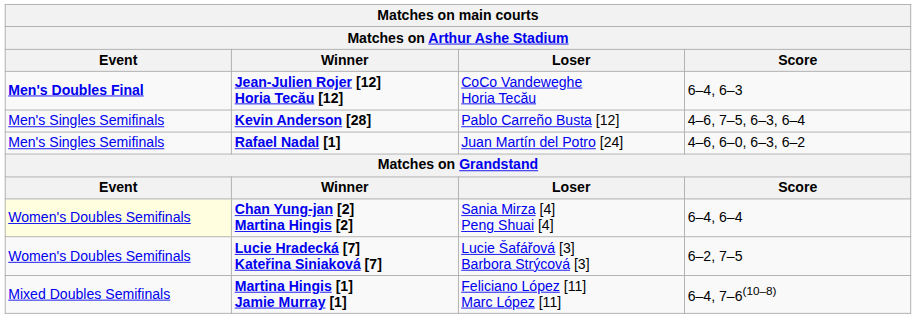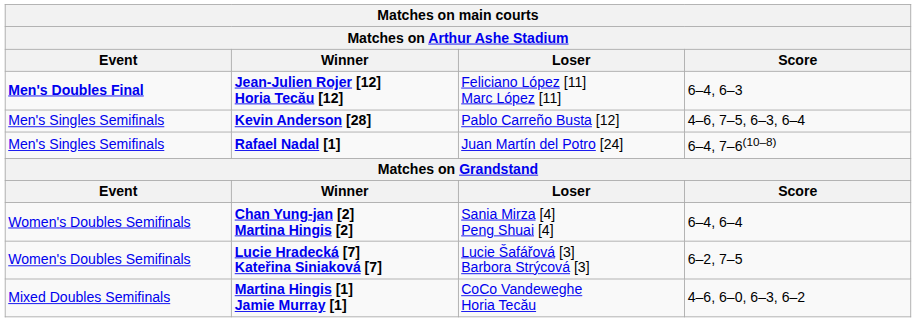(522, 90) CoCo Vandeweghe Horia Tecău -> (524, 90) Feliciano López [11] Marc López [11]
(746, 143) 4–6, 6–0, 6–3, 6–2 -> (732, 145) 6–4, 7–6(10–8)
(99, 218) lightyellow background -> (99, 221) no background
(524, 294) Feliciano López [11] Marc López [11] -> (522, 298) CoCo Vandeweghe Horia Tecău
(732, 294) 6–4, 7–6(10–8) -> (746, 298) 4–6, 6–0, 6–3, 6–2
